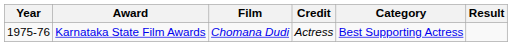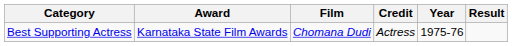columns swapped: (28, 13) <-> (401, 13)
